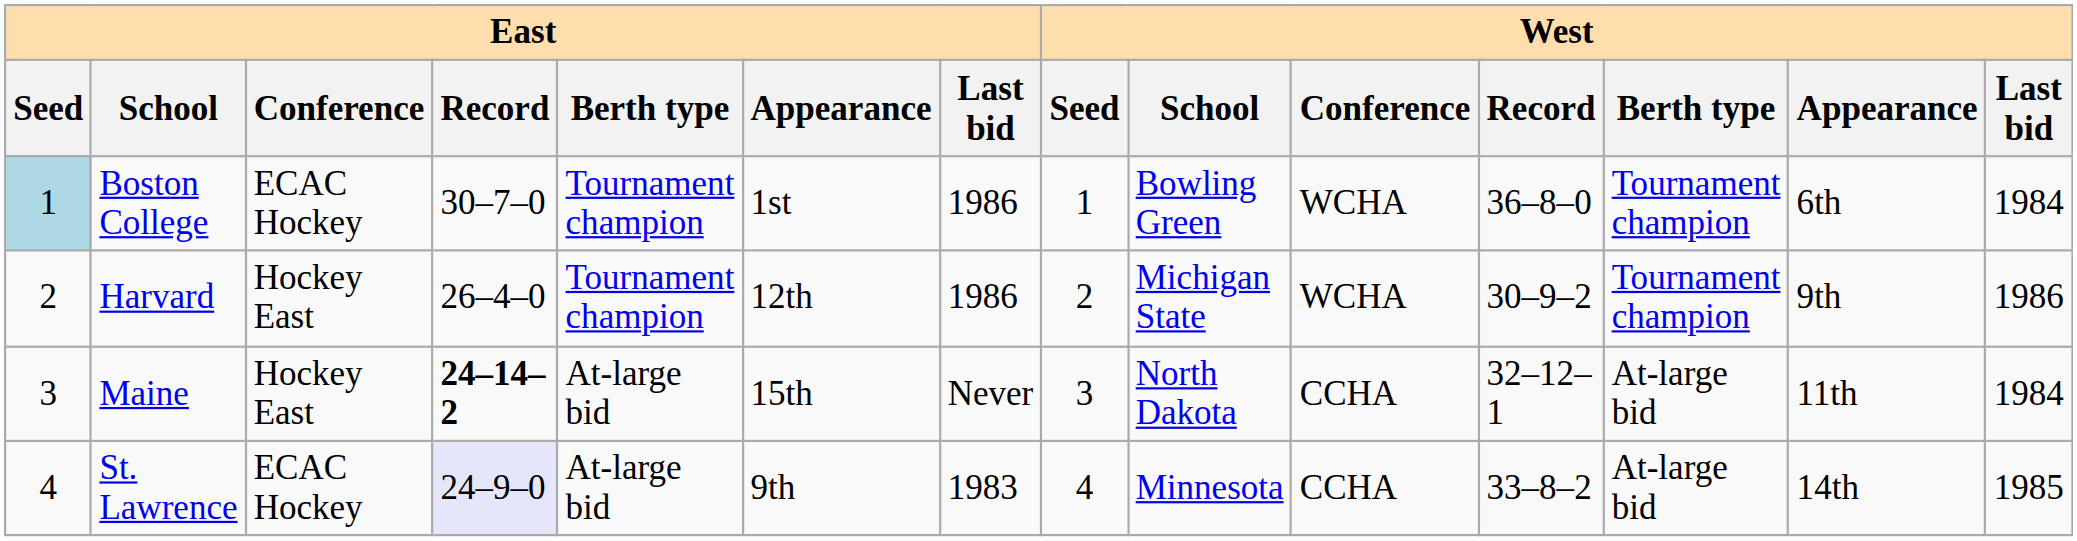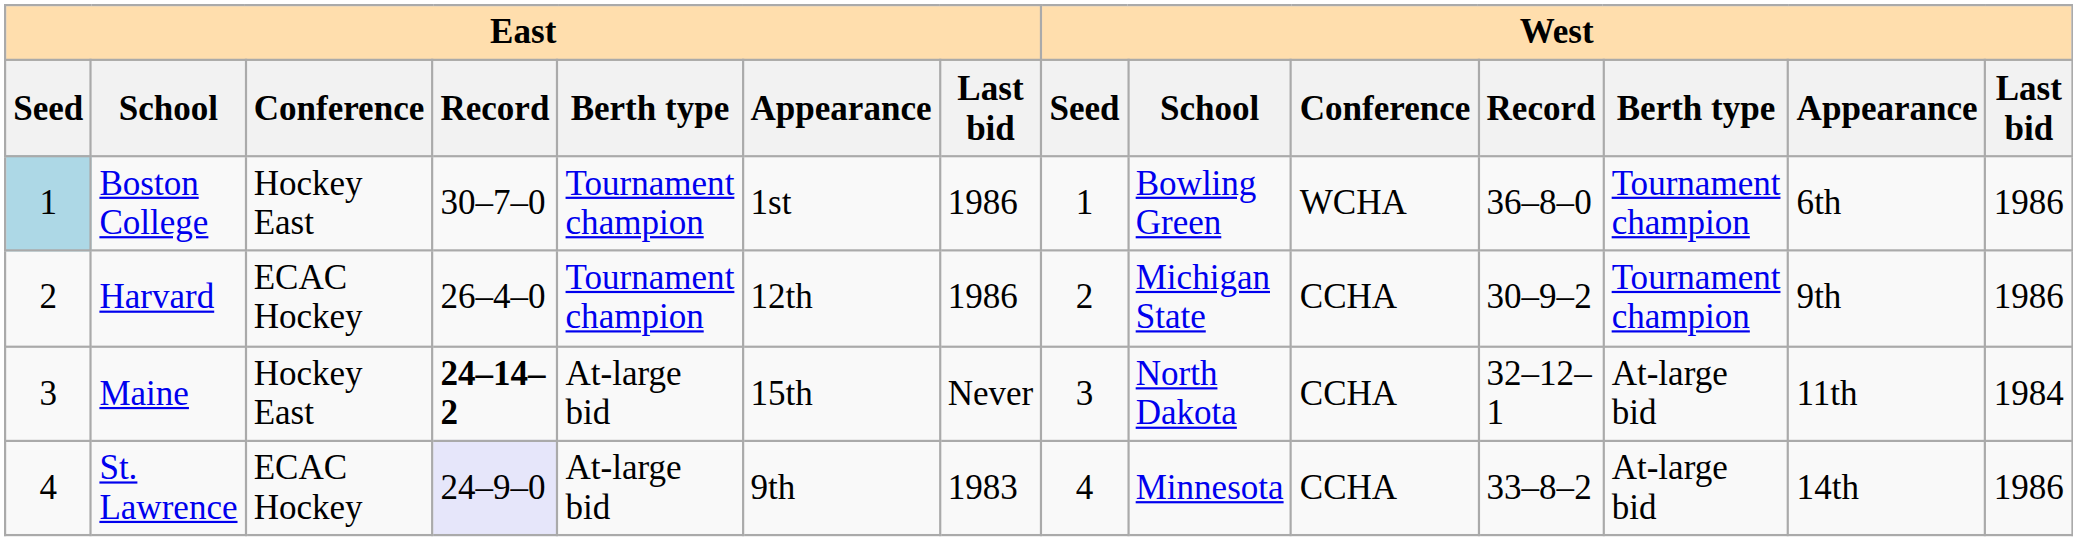(308, 202) ECAC Hockey -> (308, 202) Hockey East
(2029, 202) 1984 -> (2029, 202) 1986
(308, 297) Hockey East -> (308, 297) ECAC Hockey
(1353, 297) WCHA -> (1348, 297) CCHA
(2029, 487) 1985 -> (2029, 487) 1986
